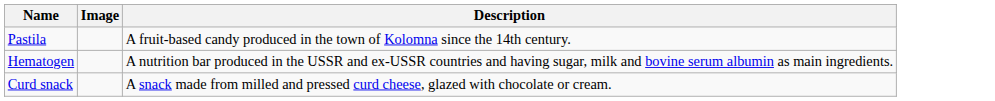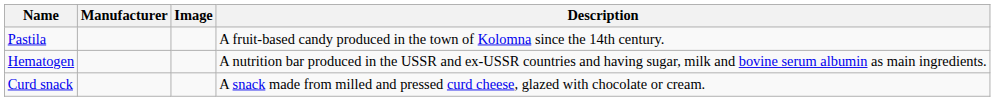+ column: (124, 15)
